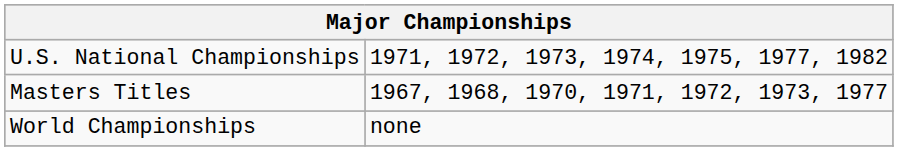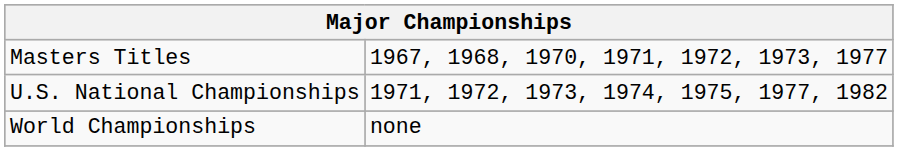rows swapped: (101, 93) <-> (185, 58)
